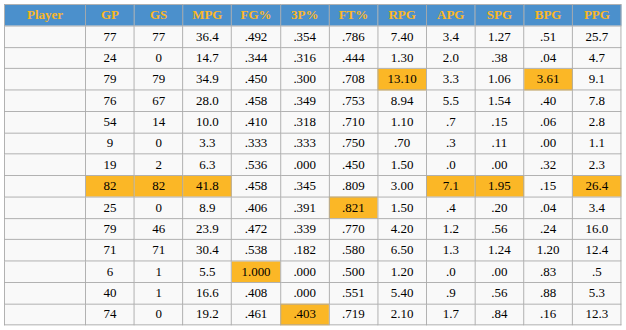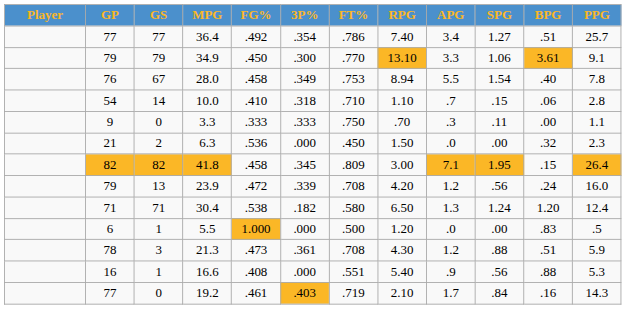- row: (207, 58)
(353, 79) .708 -> (353, 58) .770
(110, 165) 19 -> (110, 143) 21
- row: (207, 207)
(159, 229) 46 -> (159, 186) 13
(353, 229) .770 -> (353, 186) .708
+ row: (207, 250)
(110, 293) 40 -> (110, 272) 16
(110, 314) 74 -> (110, 293) 77
(597, 314) 12.3 -> (597, 293) 14.3
